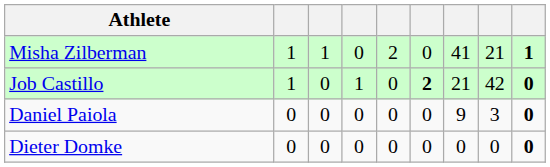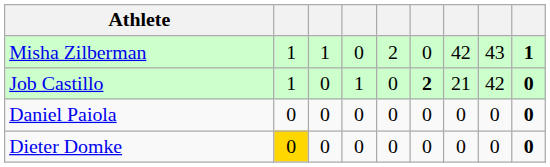(461, 51) 41 -> (461, 51) 42
(495, 51) 21 -> (495, 51) 43
(461, 114) 9 -> (461, 114) 0
(495, 114) 3 -> (495, 114) 0
(291, 146) no background -> (291, 146) gold background
